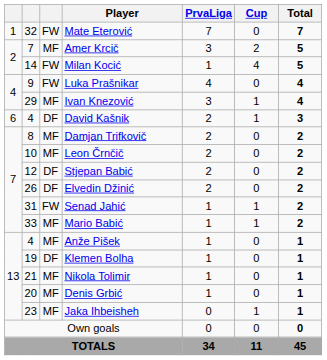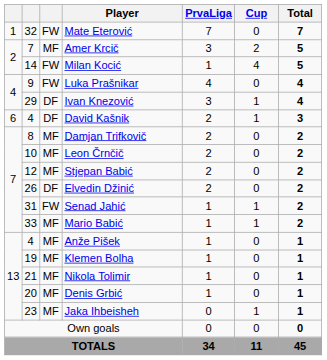(51, 101) MF -> (51, 101) DF
(51, 171) DF -> (51, 171) MF
(51, 259) DF -> (51, 259) MF
